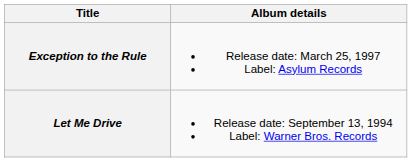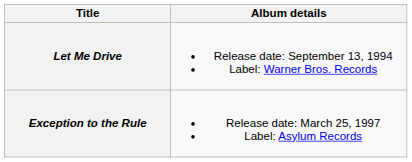rows swapped: (88, 123) <-> (88, 56)
